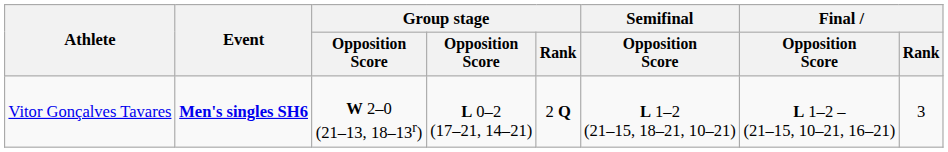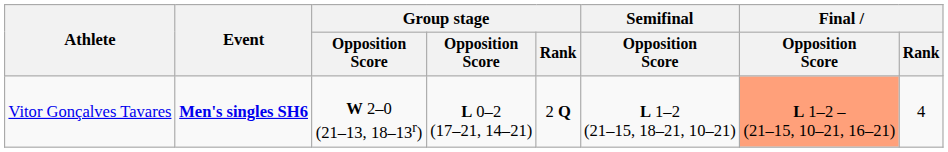(819, 121) no background -> (819, 121) lightsalmon background
(921, 111) 3 -> (921, 111) 4
